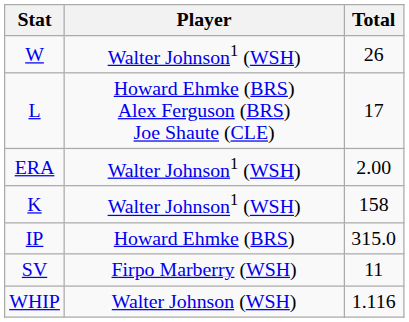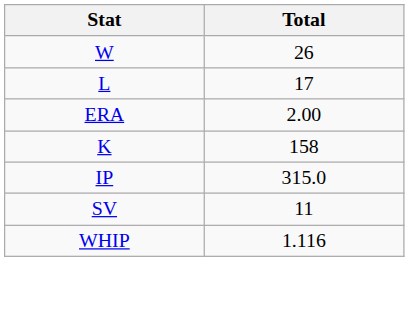- column: (204, 20)
